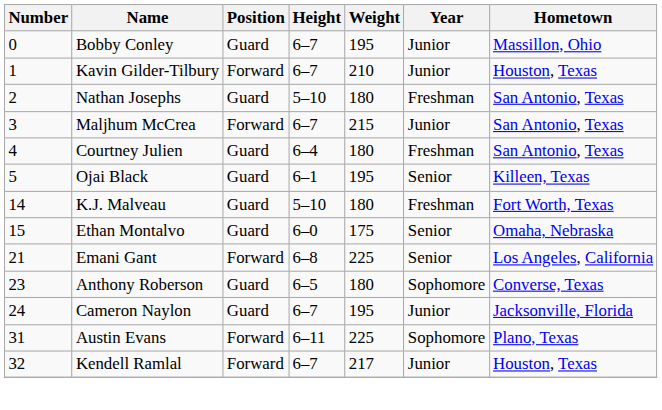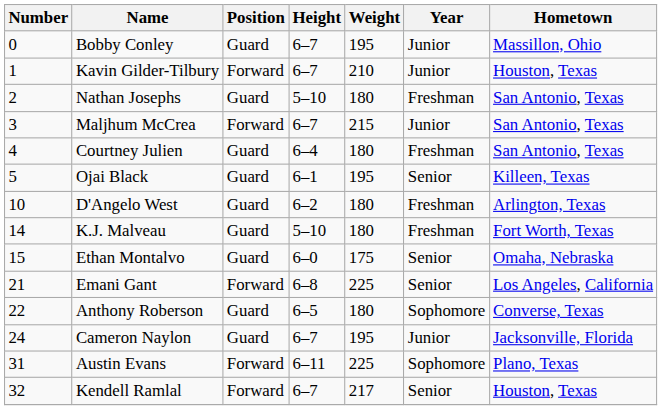+ row: (127, 204)
(17, 284) 23 -> (17, 310) 22
(429, 364) Junior -> (430, 390) Senior
